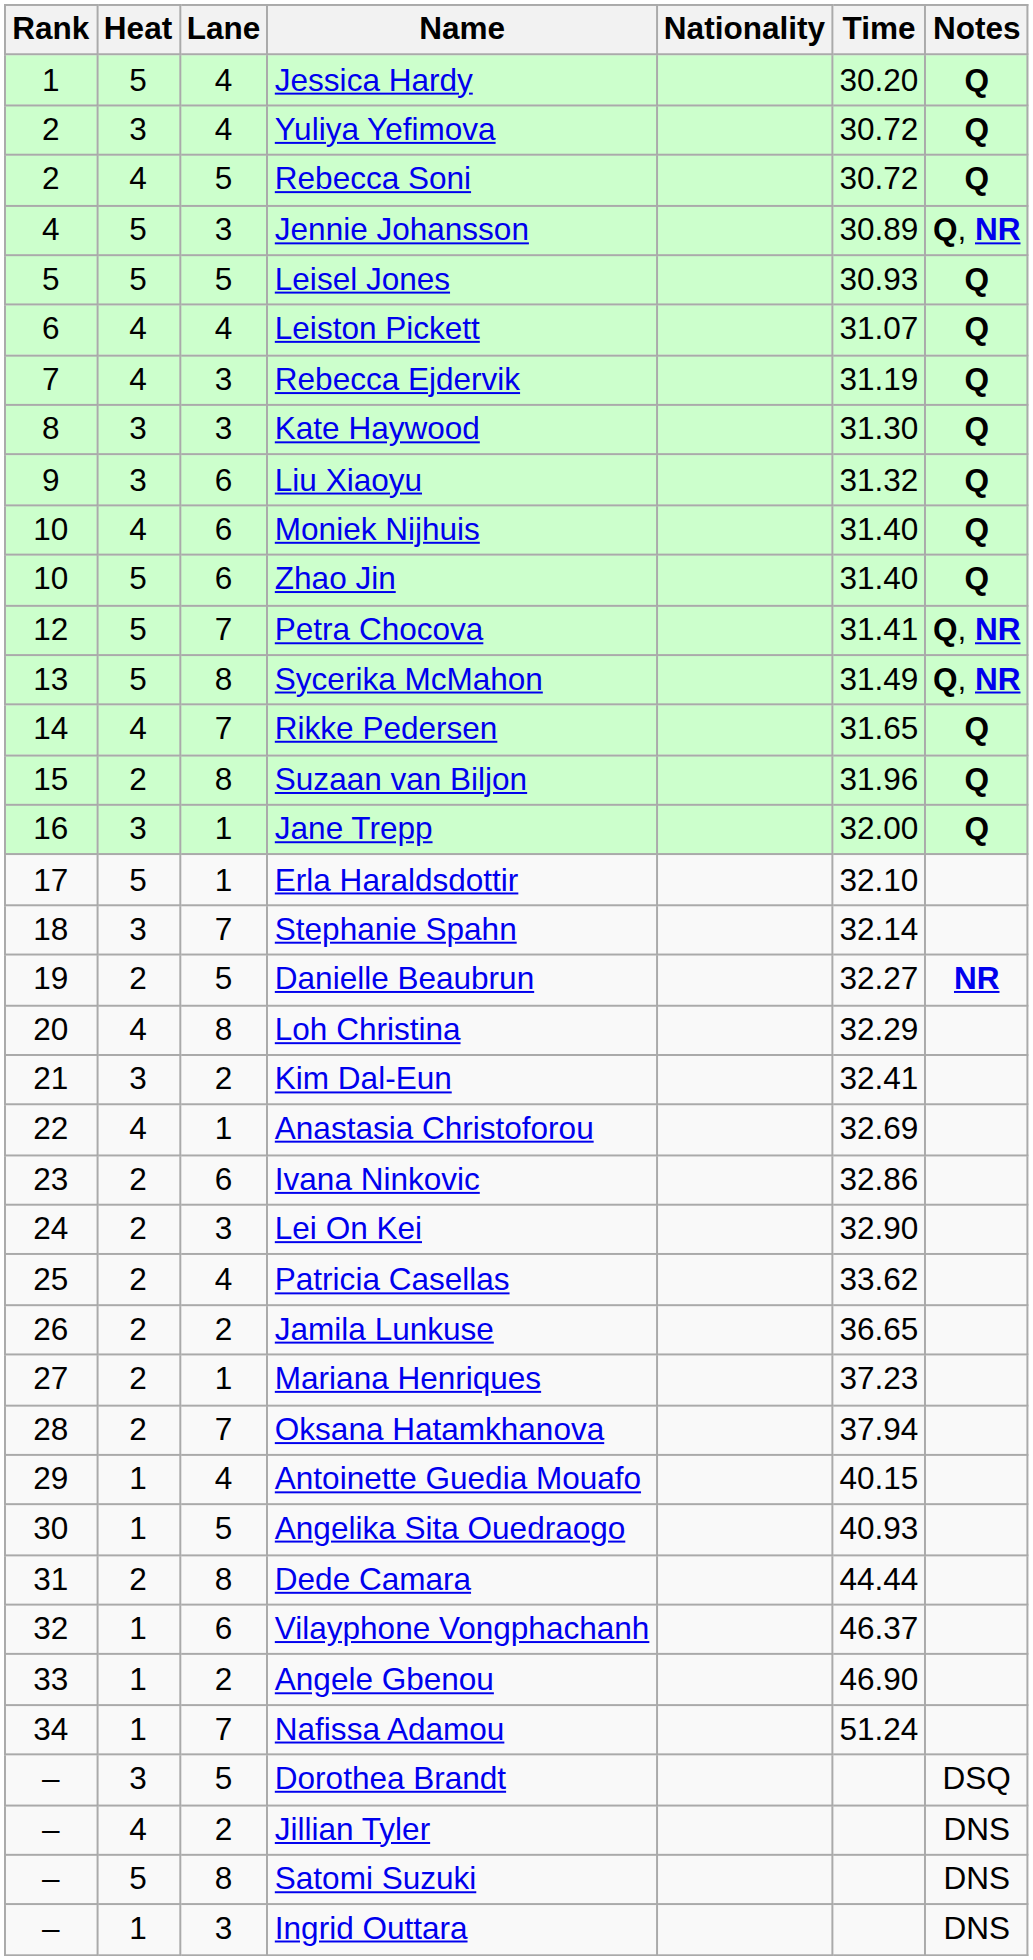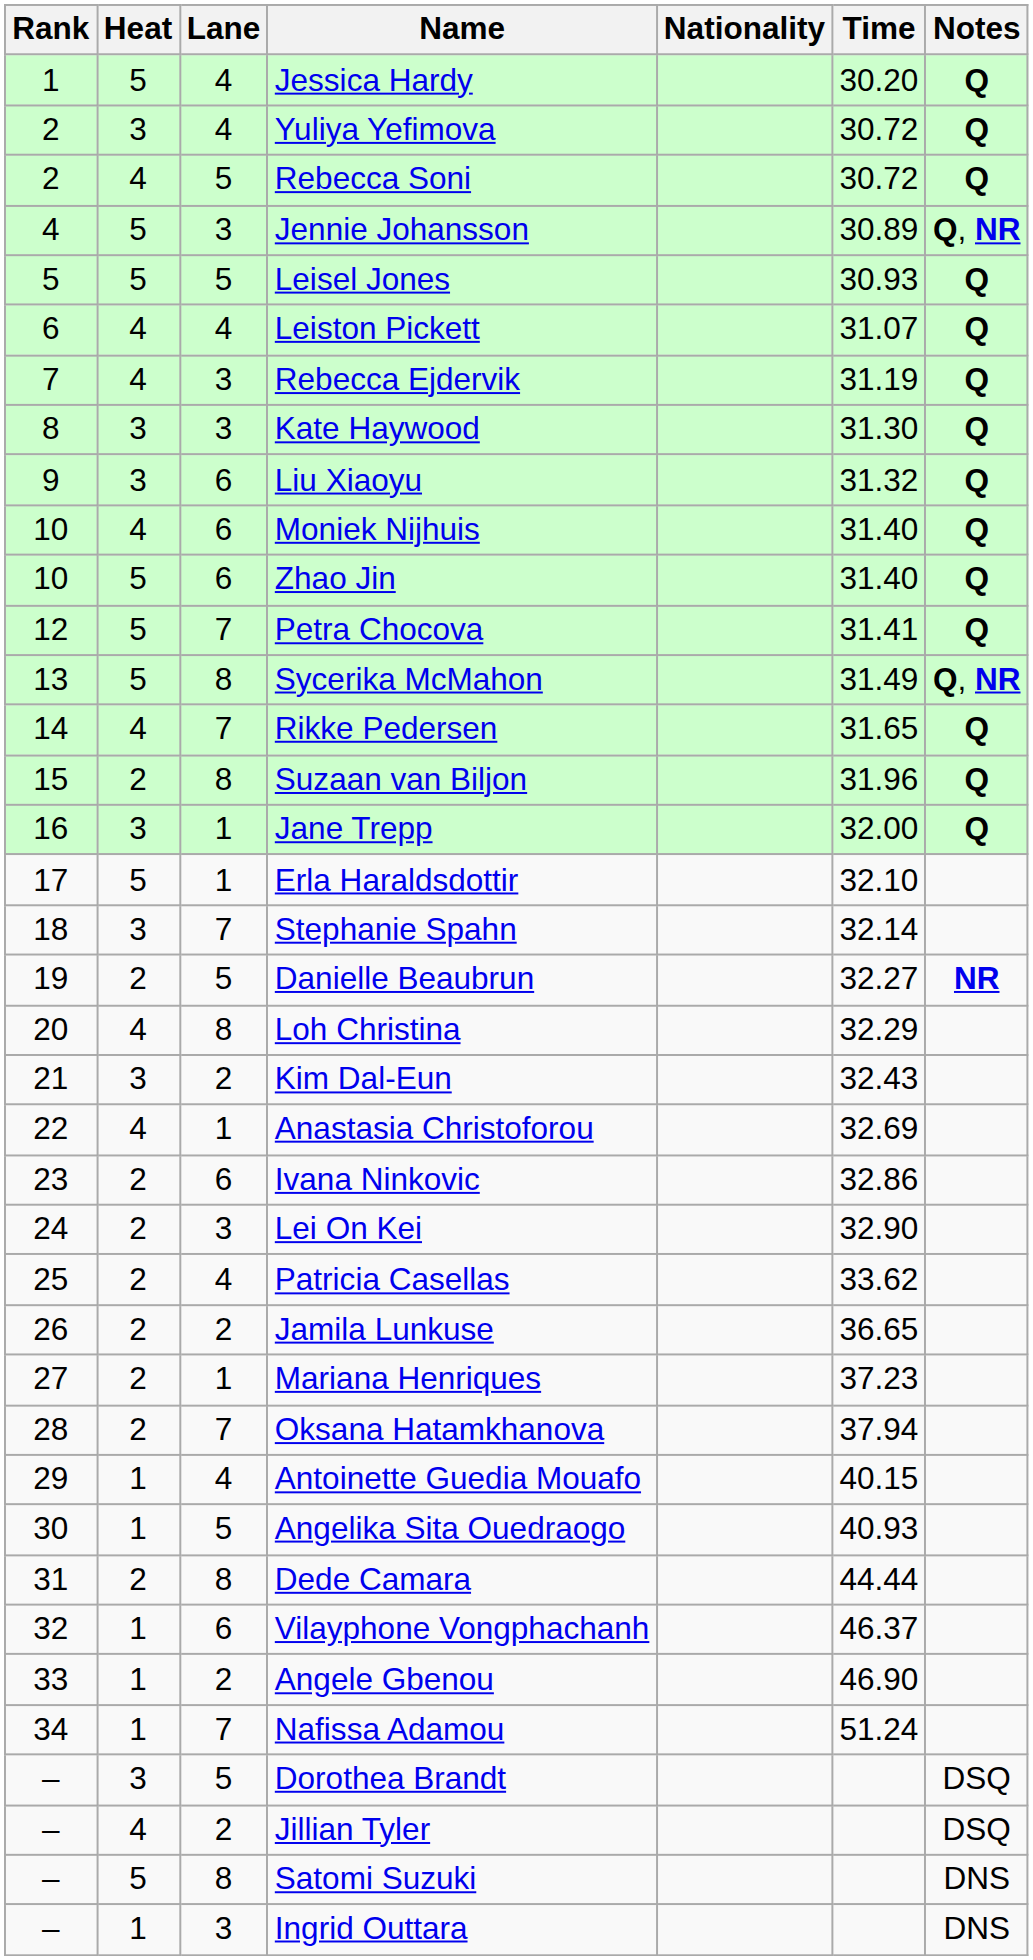(977, 629) Q, NR -> (977, 629) Q
(879, 1079) 32.41 -> (879, 1079) 32.43
(977, 1829) DNS -> (977, 1829) DSQ
